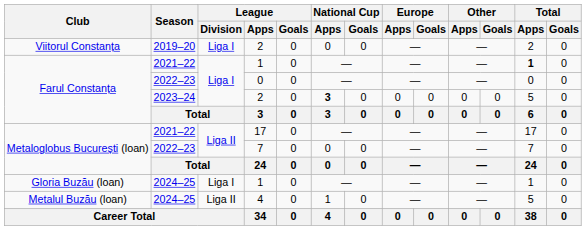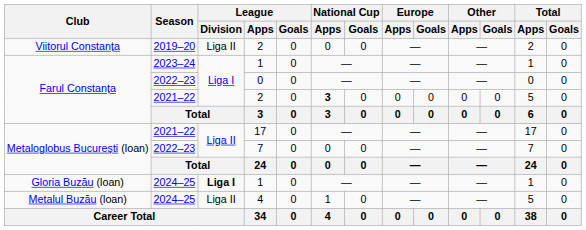(221, 47) Liga I -> (221, 47) Liga II
(174, 64) 2021–22 -> (174, 64) 2023–24
(531, 64) bold -> (531, 64) normal
(174, 98) 2023–24 -> (174, 98) 2021–22
(221, 183) normal -> (221, 183) bold
